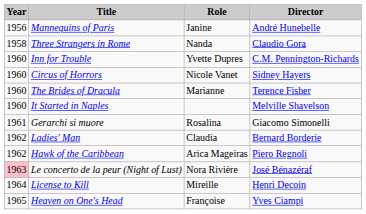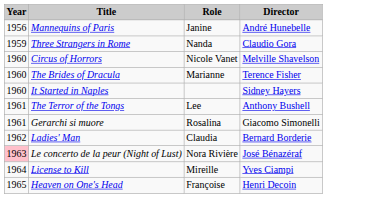(17, 43) 1958 -> (17, 43) 1959
- row: (61, 59)
(281, 75) Sidney Hayers -> (281, 59) Melville Shavelson
(291, 106) Melville Shavelson -> (271, 91) Sidney Hayers
+ row: (78, 106)
- row: (77, 153)
(279, 185) Henri Decoin -> (268, 169) Yves Ciampi
(278, 201) Yves Ciampi -> (269, 185) Henri Decoin
